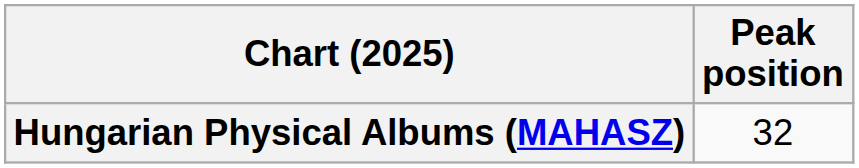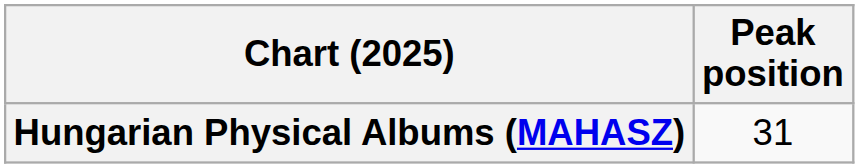(773, 132) 32 -> (773, 132) 31
